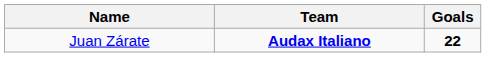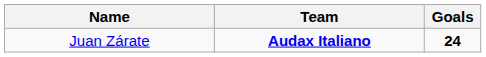(453, 40) 22 -> (453, 40) 24
